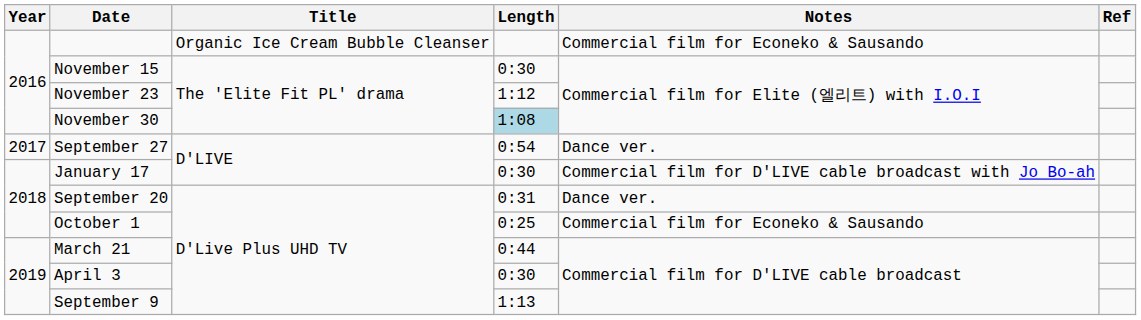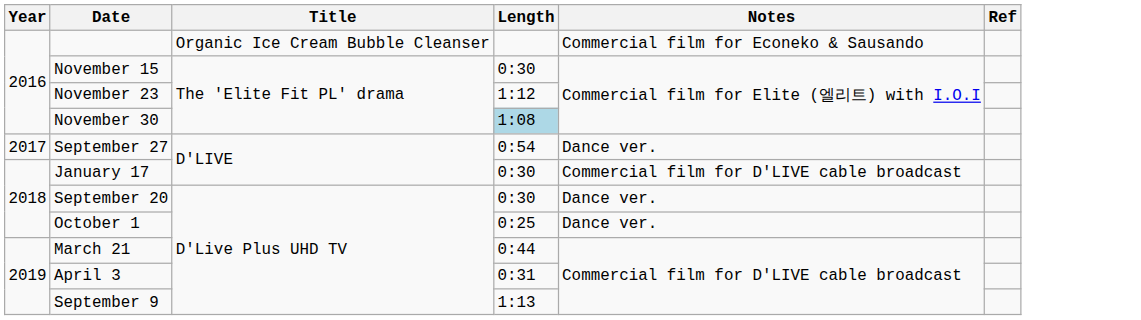(829, 173) Commercial film for D'LIVE cable broadcast with Jo Bo-ah -> (762, 173) Commercial film for D'LIVE cable broadcast
(516, 198) 0:31 -> (516, 198) 0:30
(743, 224) Commercial film for Econeko & Sausando -> (610, 224) Dance ver.
(516, 276) 0:30 -> (516, 276) 0:31
